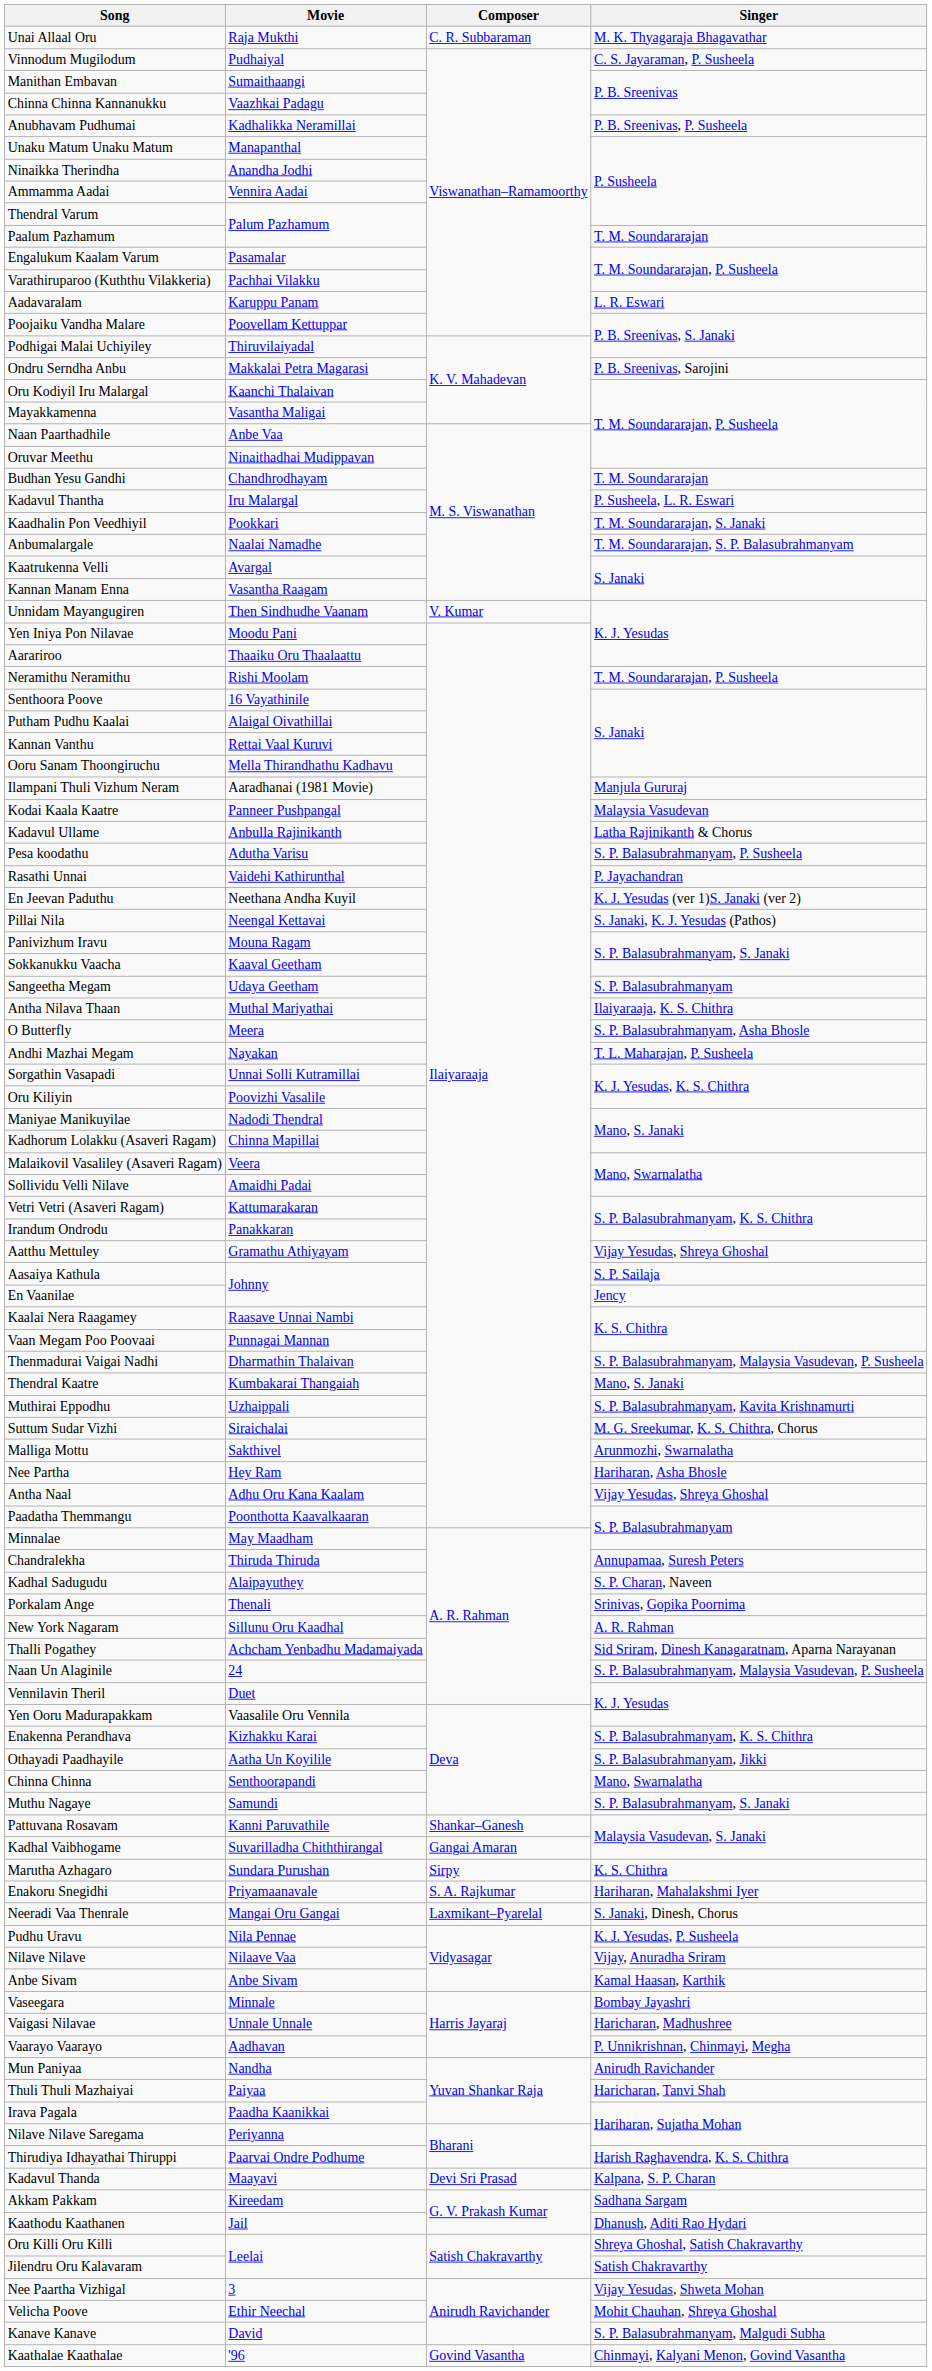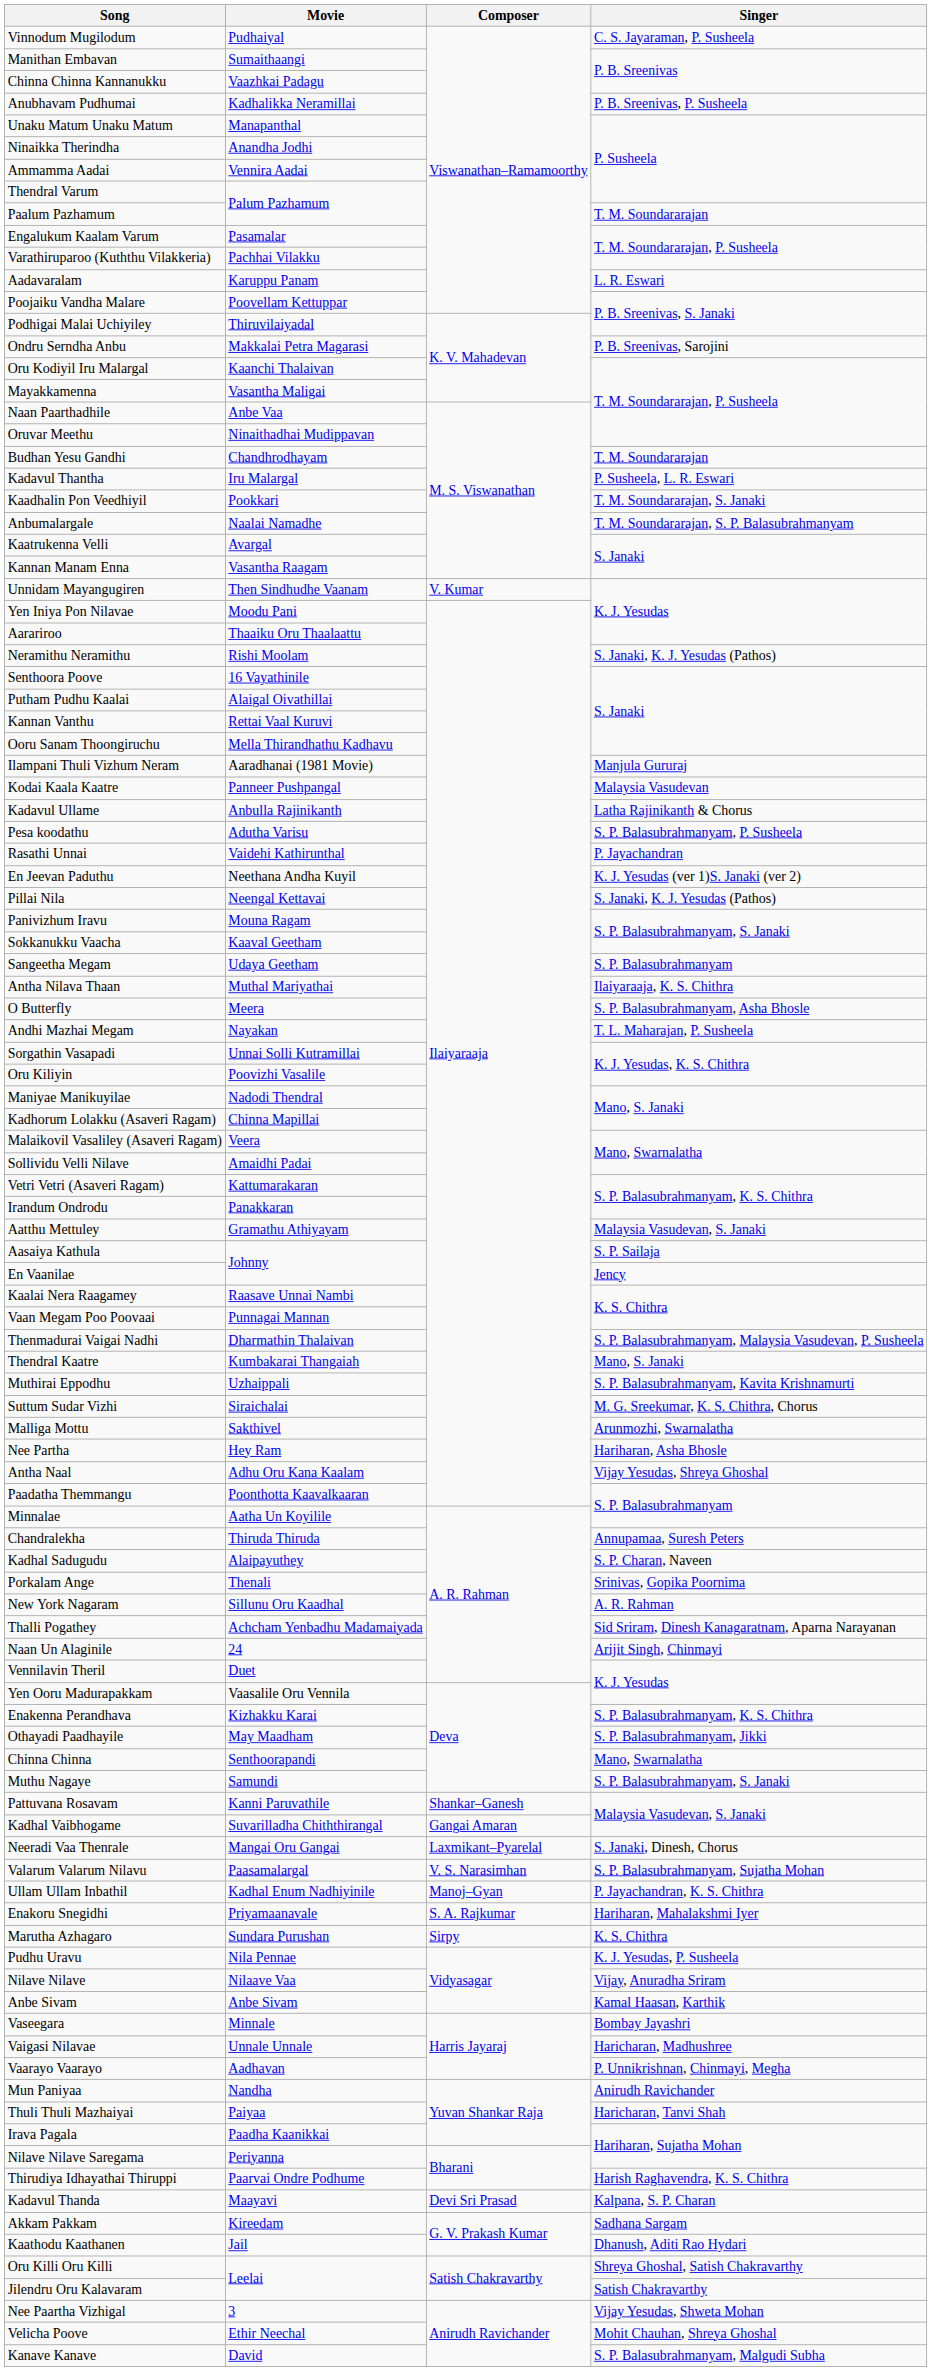- row: (52, 37)
(686, 677) T. M. Soundararajan, P. Susheela -> (685, 655) S. Janaki, K. J. Yesudas (Pathos)
(681, 1251) Vijay Yesudas, Shreya Ghoshal -> (680, 1229) Malaysia Vasudevan, S. Janaki
(271, 1538) May Maadham -> (280, 1516) Aatha Un Koyilile
(759, 1671) S. P. Balasubrahmanyam, Malaysia Vasudevan, P. Susheela -> (658, 1649) Arijit Singh, Chinmayi
(280, 1759) Aatha Un Koyilile -> (271, 1737) May Maadham
rows swapped: (68, 1914) <-> (60, 1869)
+ row: (77, 1869)
+ row: (68, 1892)
- row: (65, 2355)
